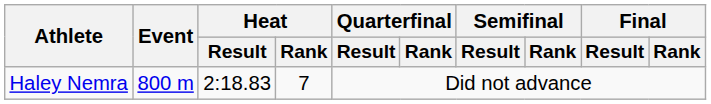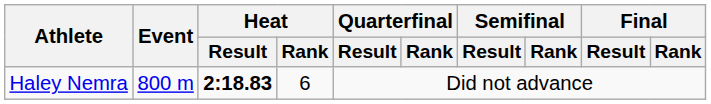(237, 83) normal -> (238, 83) bold
(304, 83) 7 -> (305, 83) 6
